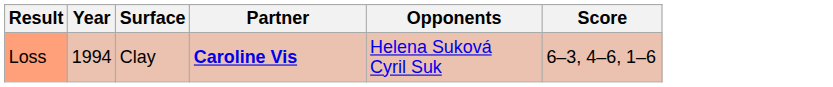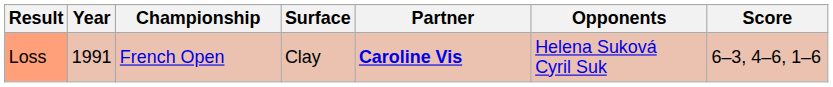+ column: (198, 18)
(92, 57) 1994 -> (92, 57) 1991
